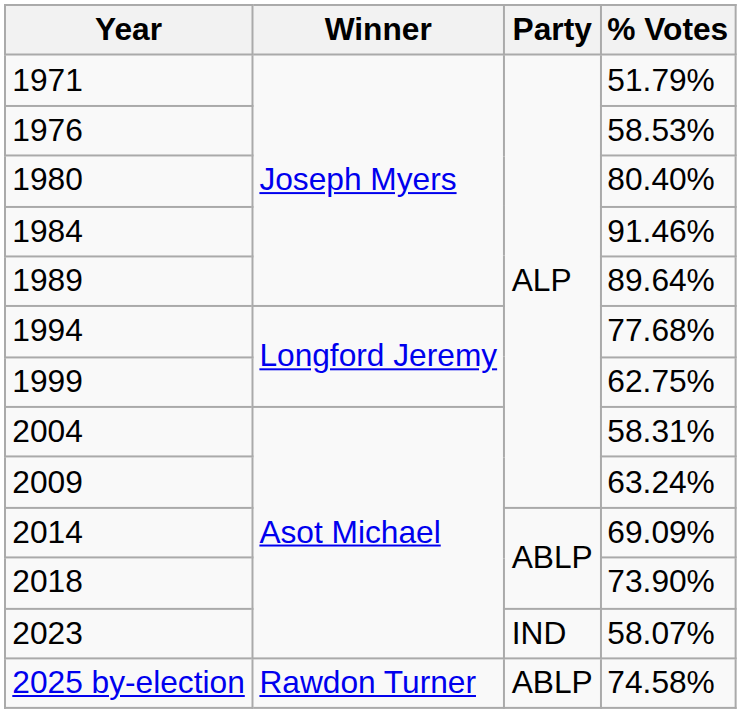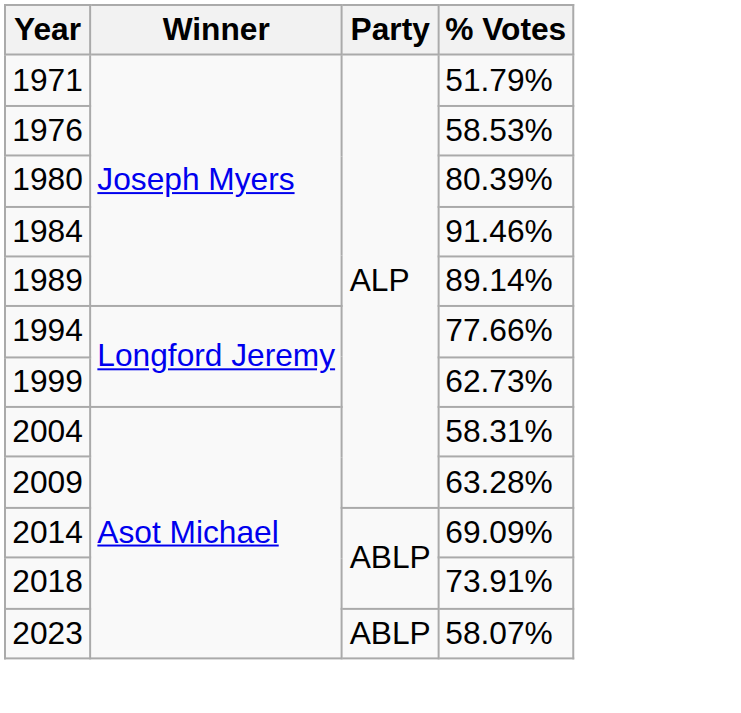(661, 180) 80.40% -> (499, 180) 80.39%
(661, 280) 89.64% -> (499, 280) 89.14%
(661, 331) 77.68% -> (499, 331) 77.66%
(661, 381) 62.75% -> (499, 381) 62.73%
(661, 481) 63.24% -> (499, 481) 63.28%
(661, 582) 73.90% -> (499, 582) 73.91%
(539, 632) IND -> (390, 632) ABLP
- row: (129, 682)
